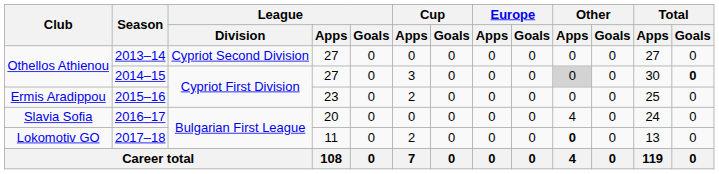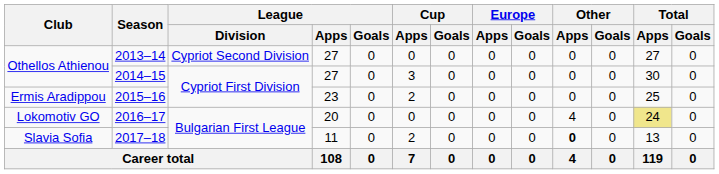(572, 76) lightgrey background -> (572, 76) no background
(693, 76) bold -> (693, 76) normal
(58, 117) Slavia Sofia -> (58, 117) Lokomotiv GO
(653, 117) no background -> (653, 117) khaki background
(58, 138) Lokomotiv GO -> (58, 138) Slavia Sofia
